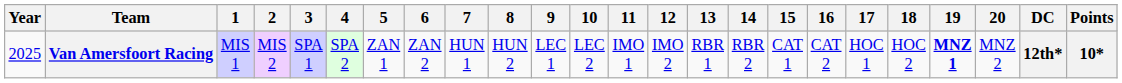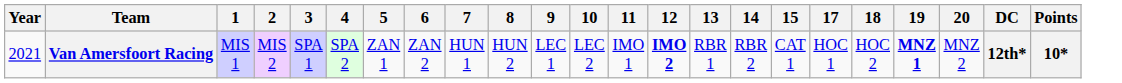- column: (826, 17)
(25, 54) 2025 -> (25, 54) 2021
(668, 54) normal -> (669, 54) bold
